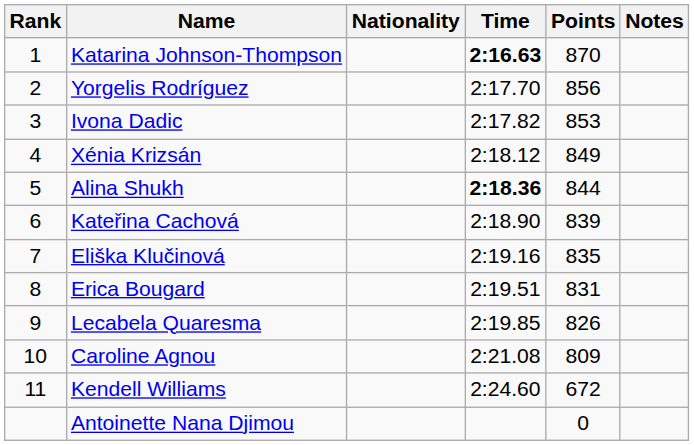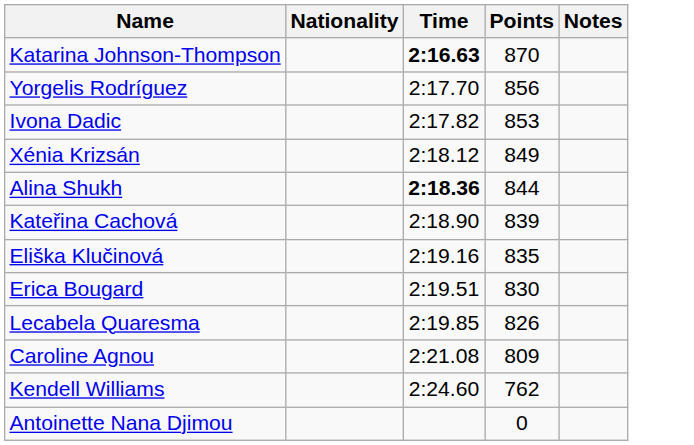- column: (35, 21)
(583, 289) 831 -> (522, 289) 830
(583, 389) 672 -> (522, 389) 762
